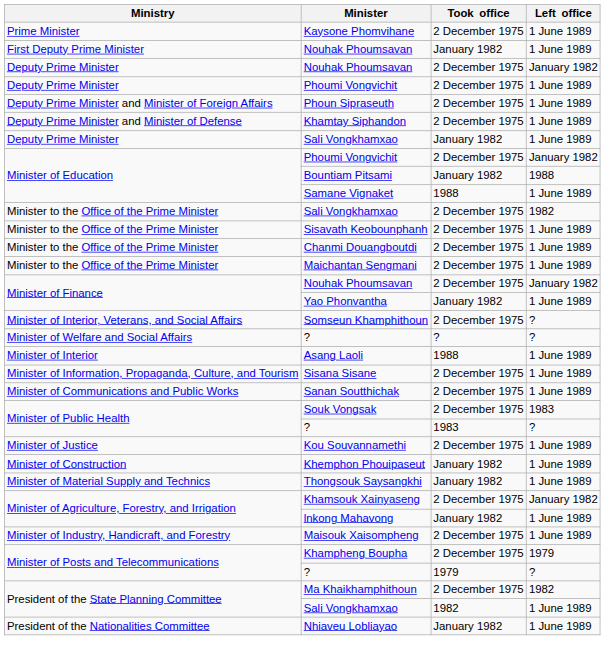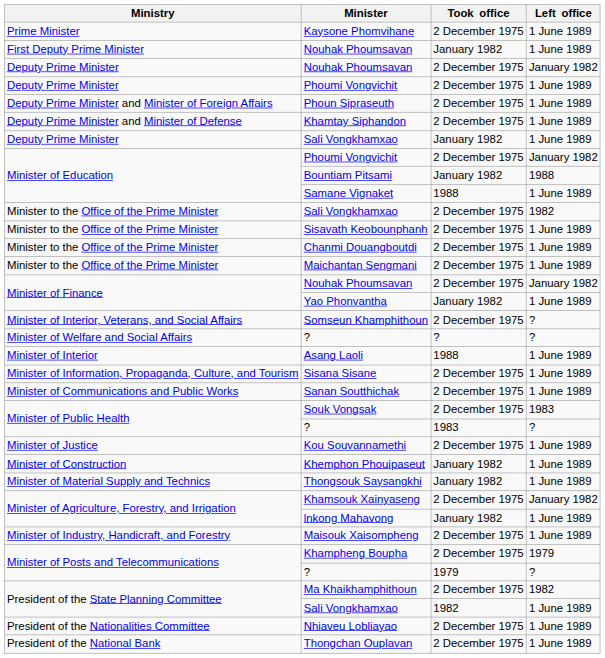(468, 626) January 1982 -> (479, 626) 2 December 1975
+ row: (84, 644)
